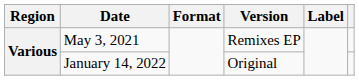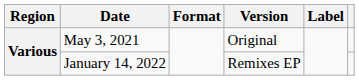(264, 39) Remixes EP -> (252, 39) Original
(252, 63) Original -> (264, 63) Remixes EP
